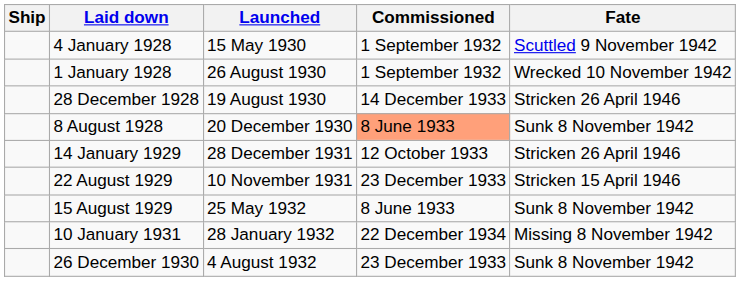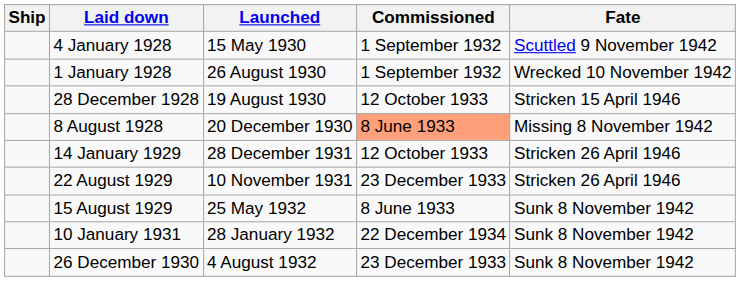(433, 99) 14 December 1933 -> (424, 99) 12 October 1933
(597, 99) Stricken 26 April 1946 -> (597, 99) Stricken 15 April 1946
(604, 126) Sunk 8 November 1942 -> (613, 126) Missing 8 November 1942
(597, 180) Stricken 15 April 1946 -> (597, 180) Stricken 26 April 1946
(613, 235) Missing 8 November 1942 -> (604, 235) Sunk 8 November 1942
